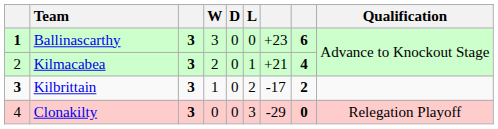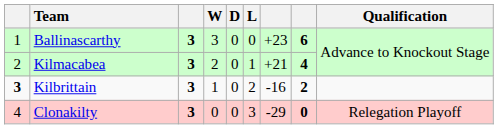(17, 40) bold -> (17, 40) normal
(276, 87) -17 -> (276, 87) -16
